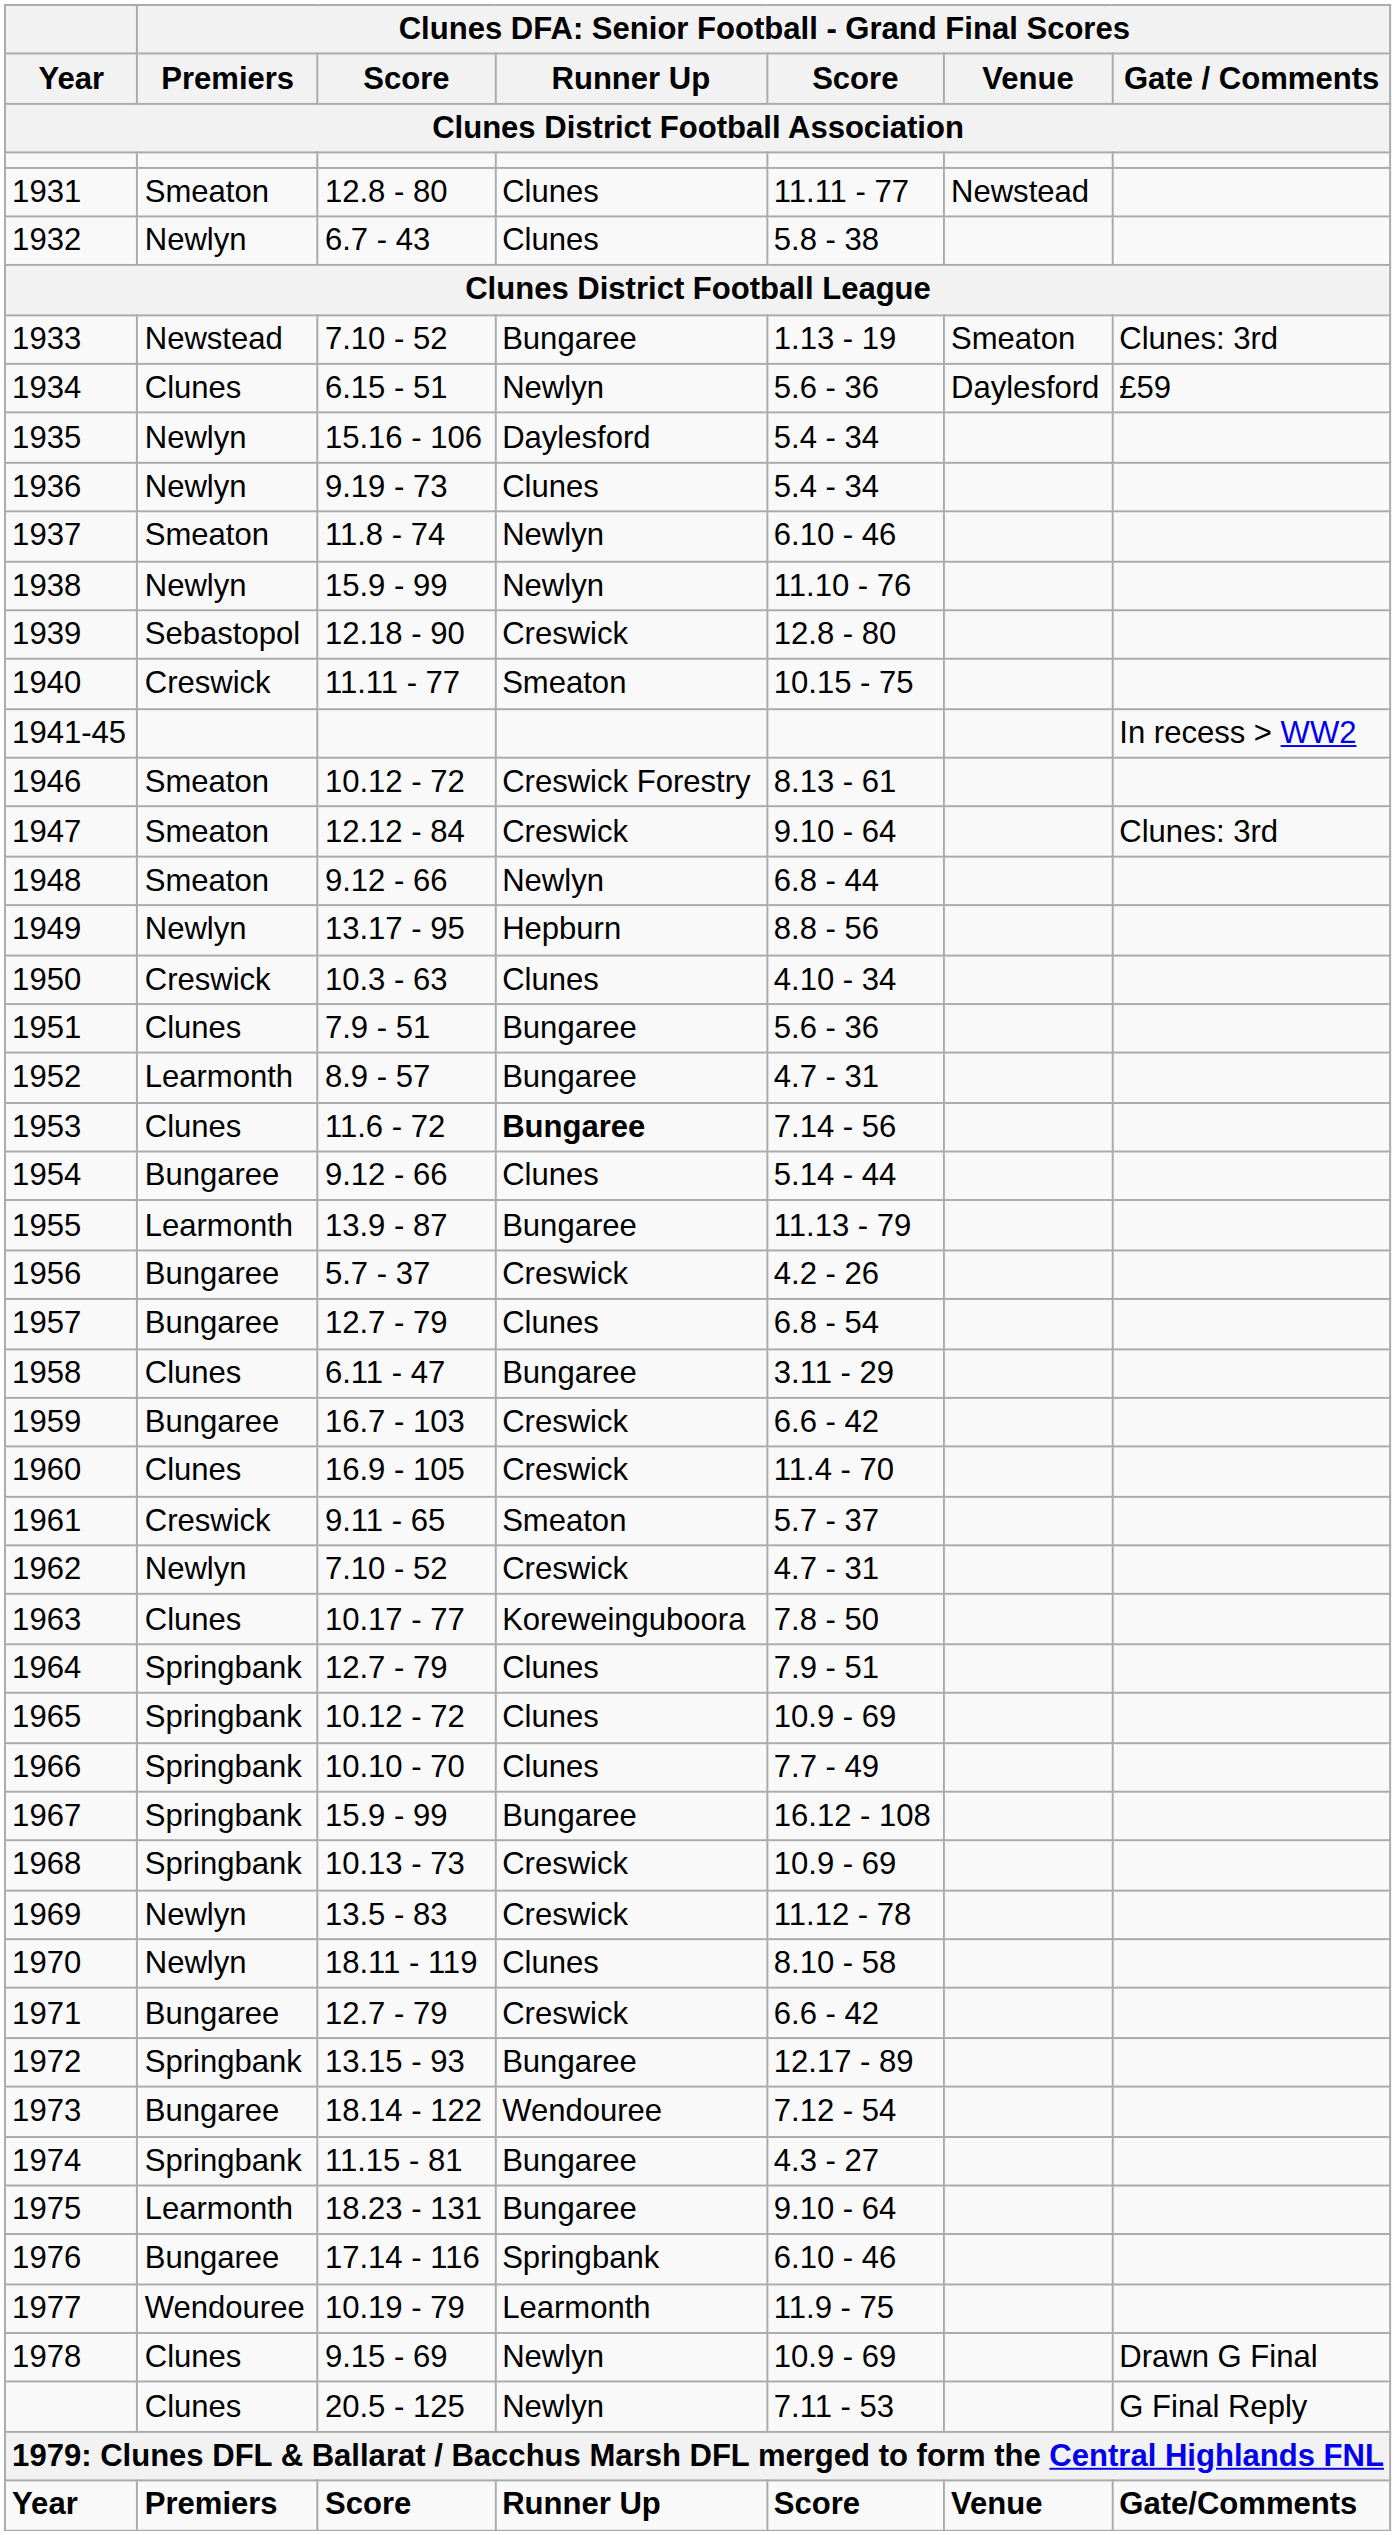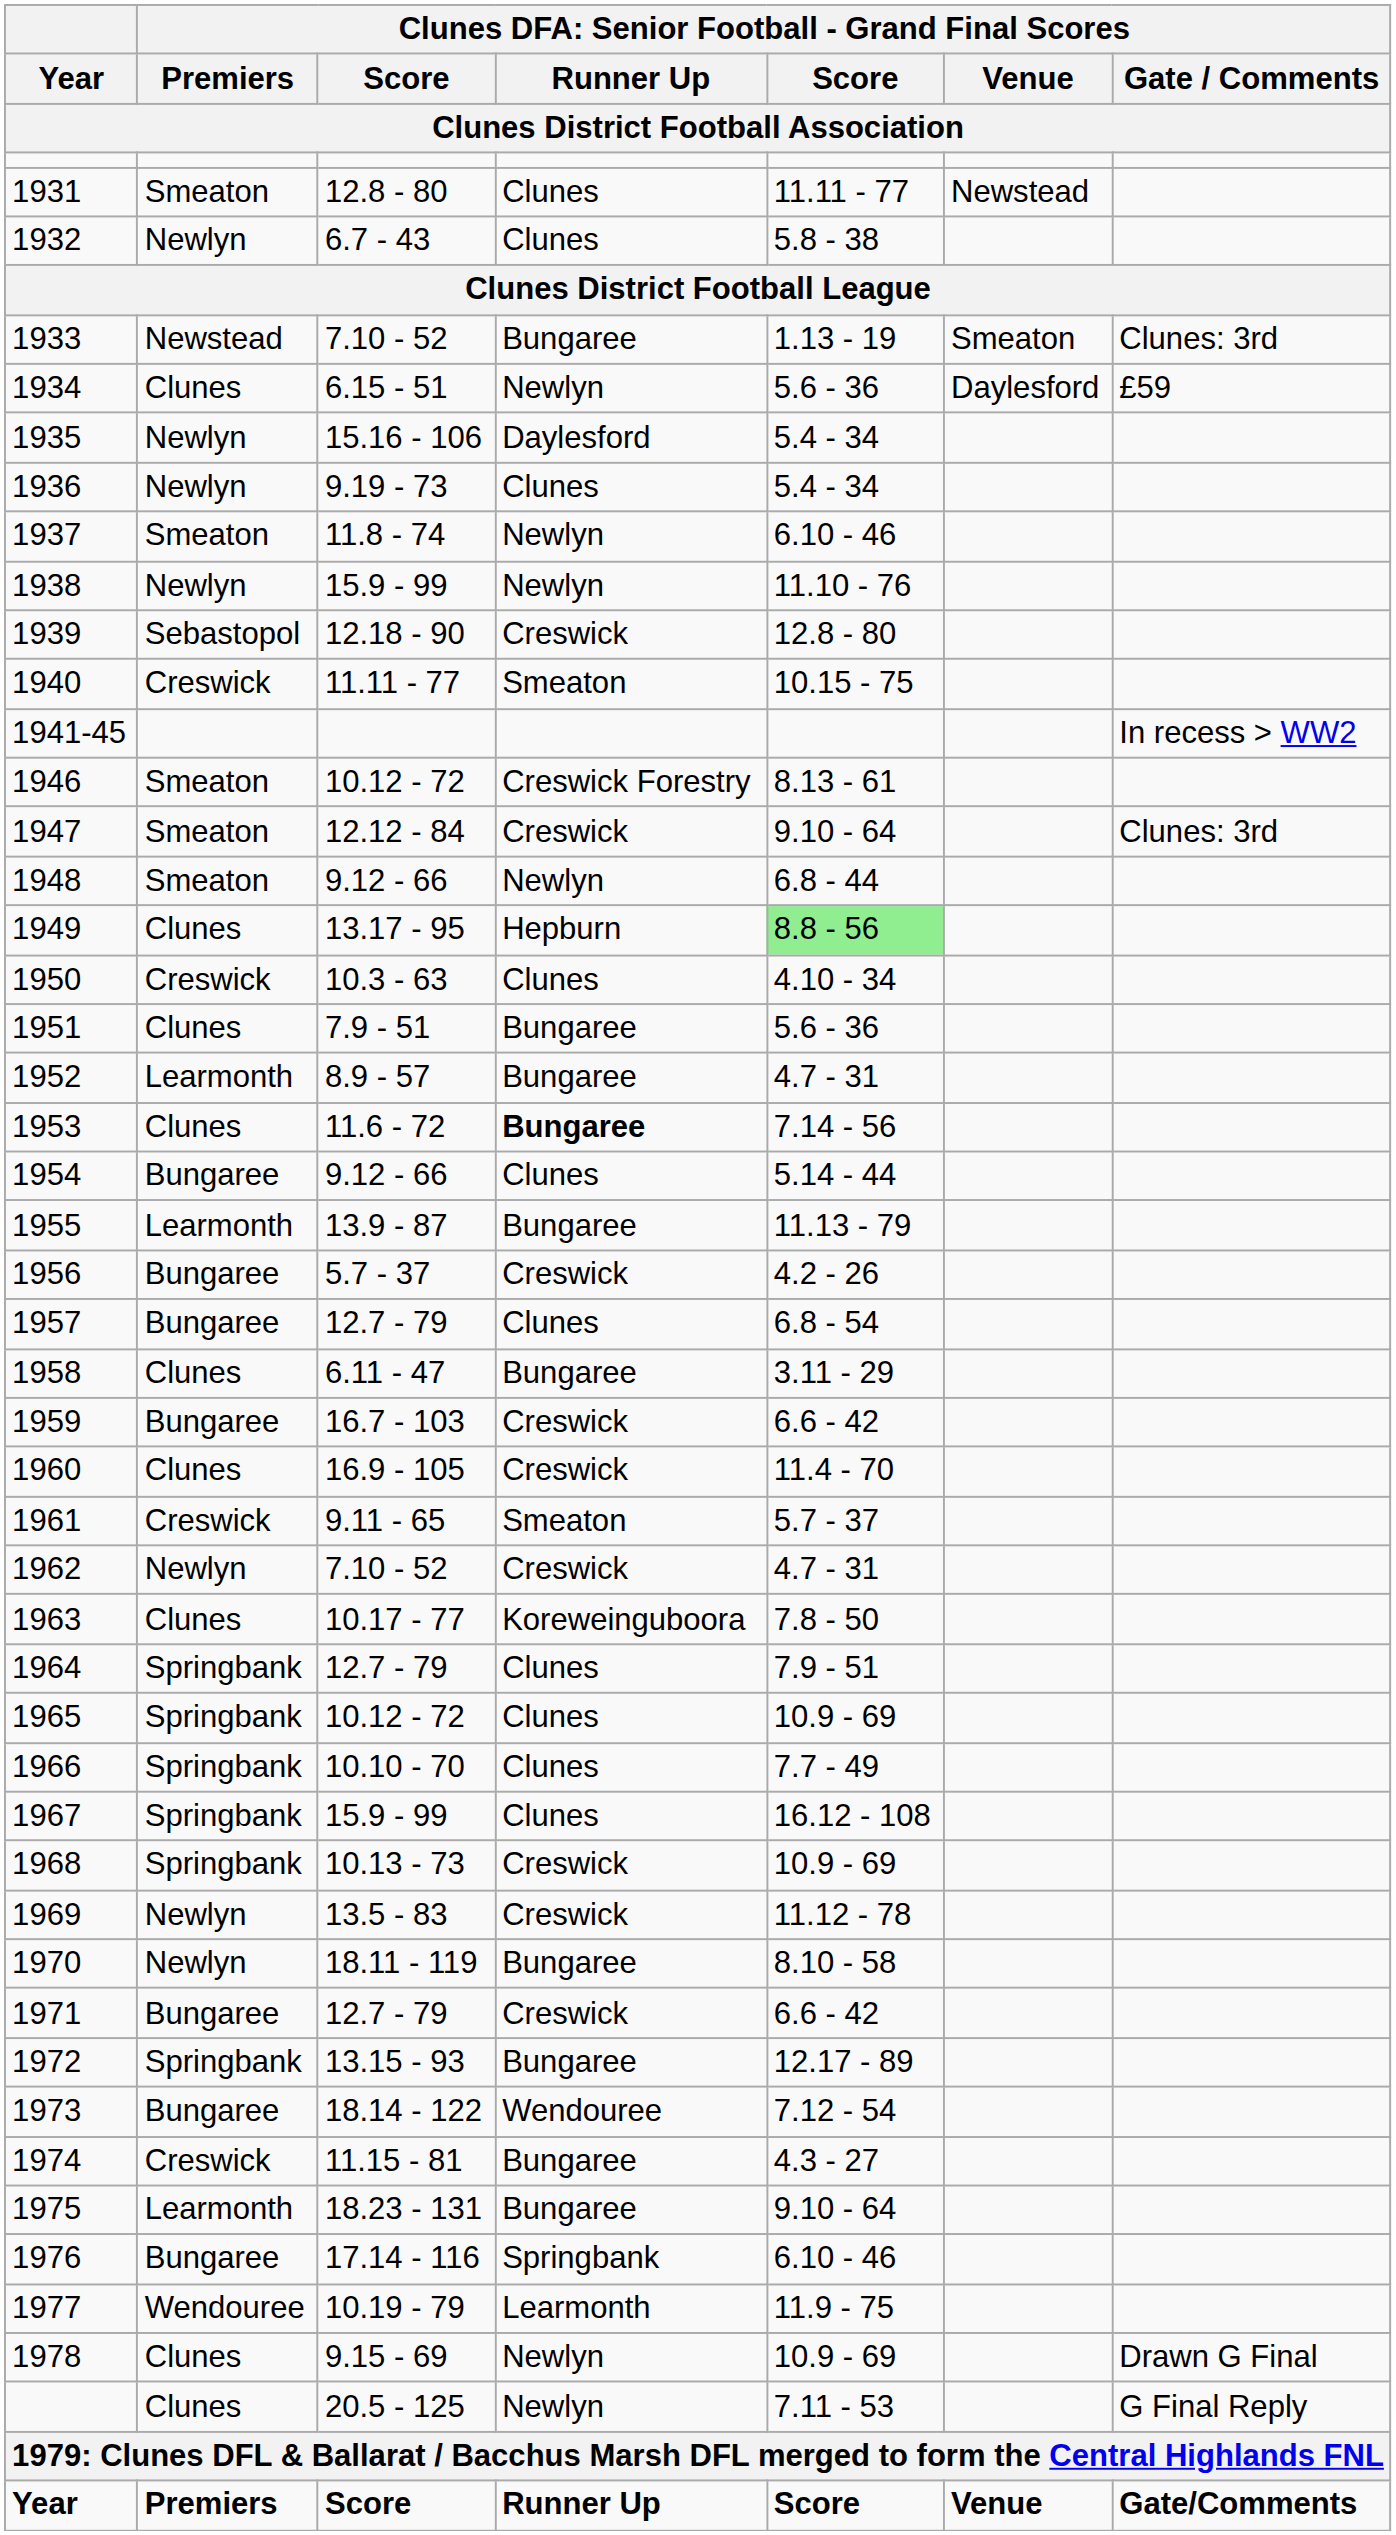(196, 929) Newlyn -> (193, 929) Clunes
(826, 929) no background -> (826, 929) lightgreen background
(569, 1815) Bungaree -> (550, 1815) Clunes
(550, 1963) Clunes -> (569, 1963) Bungaree
(223, 2160) Springbank -> (208, 2160) Creswick
